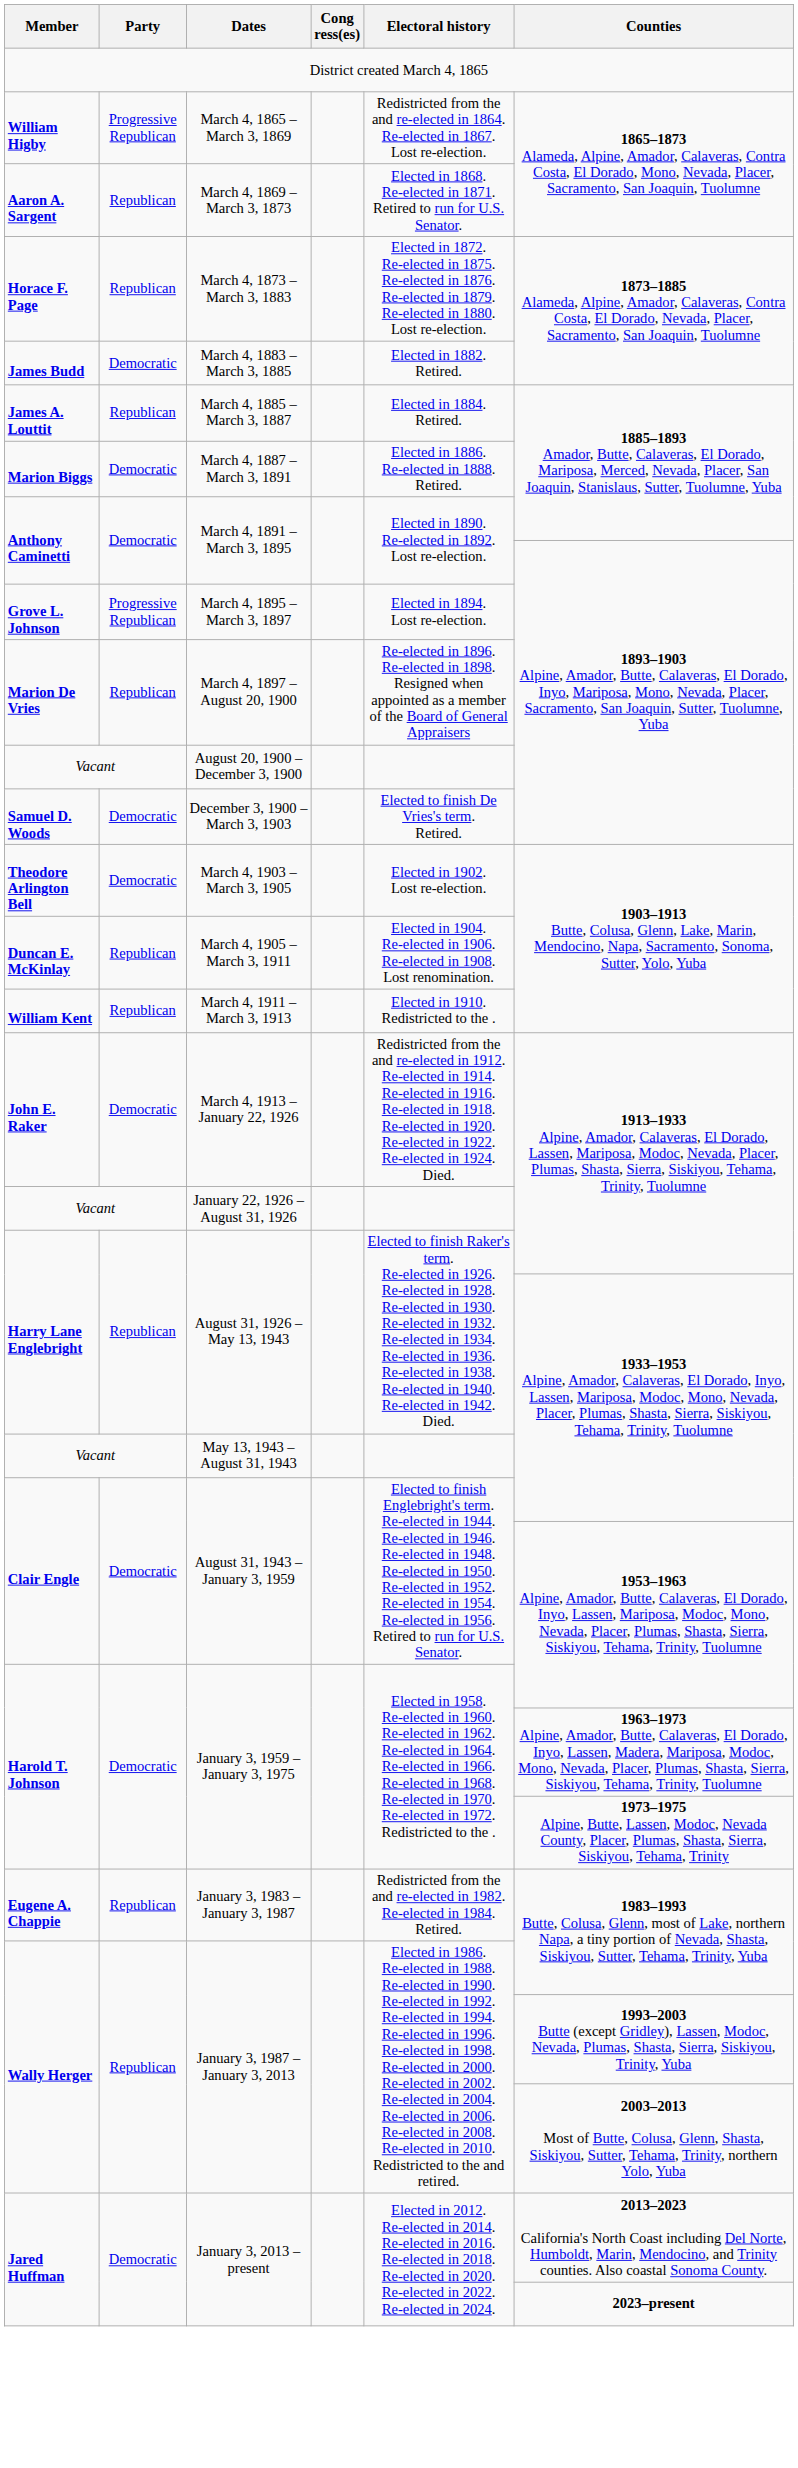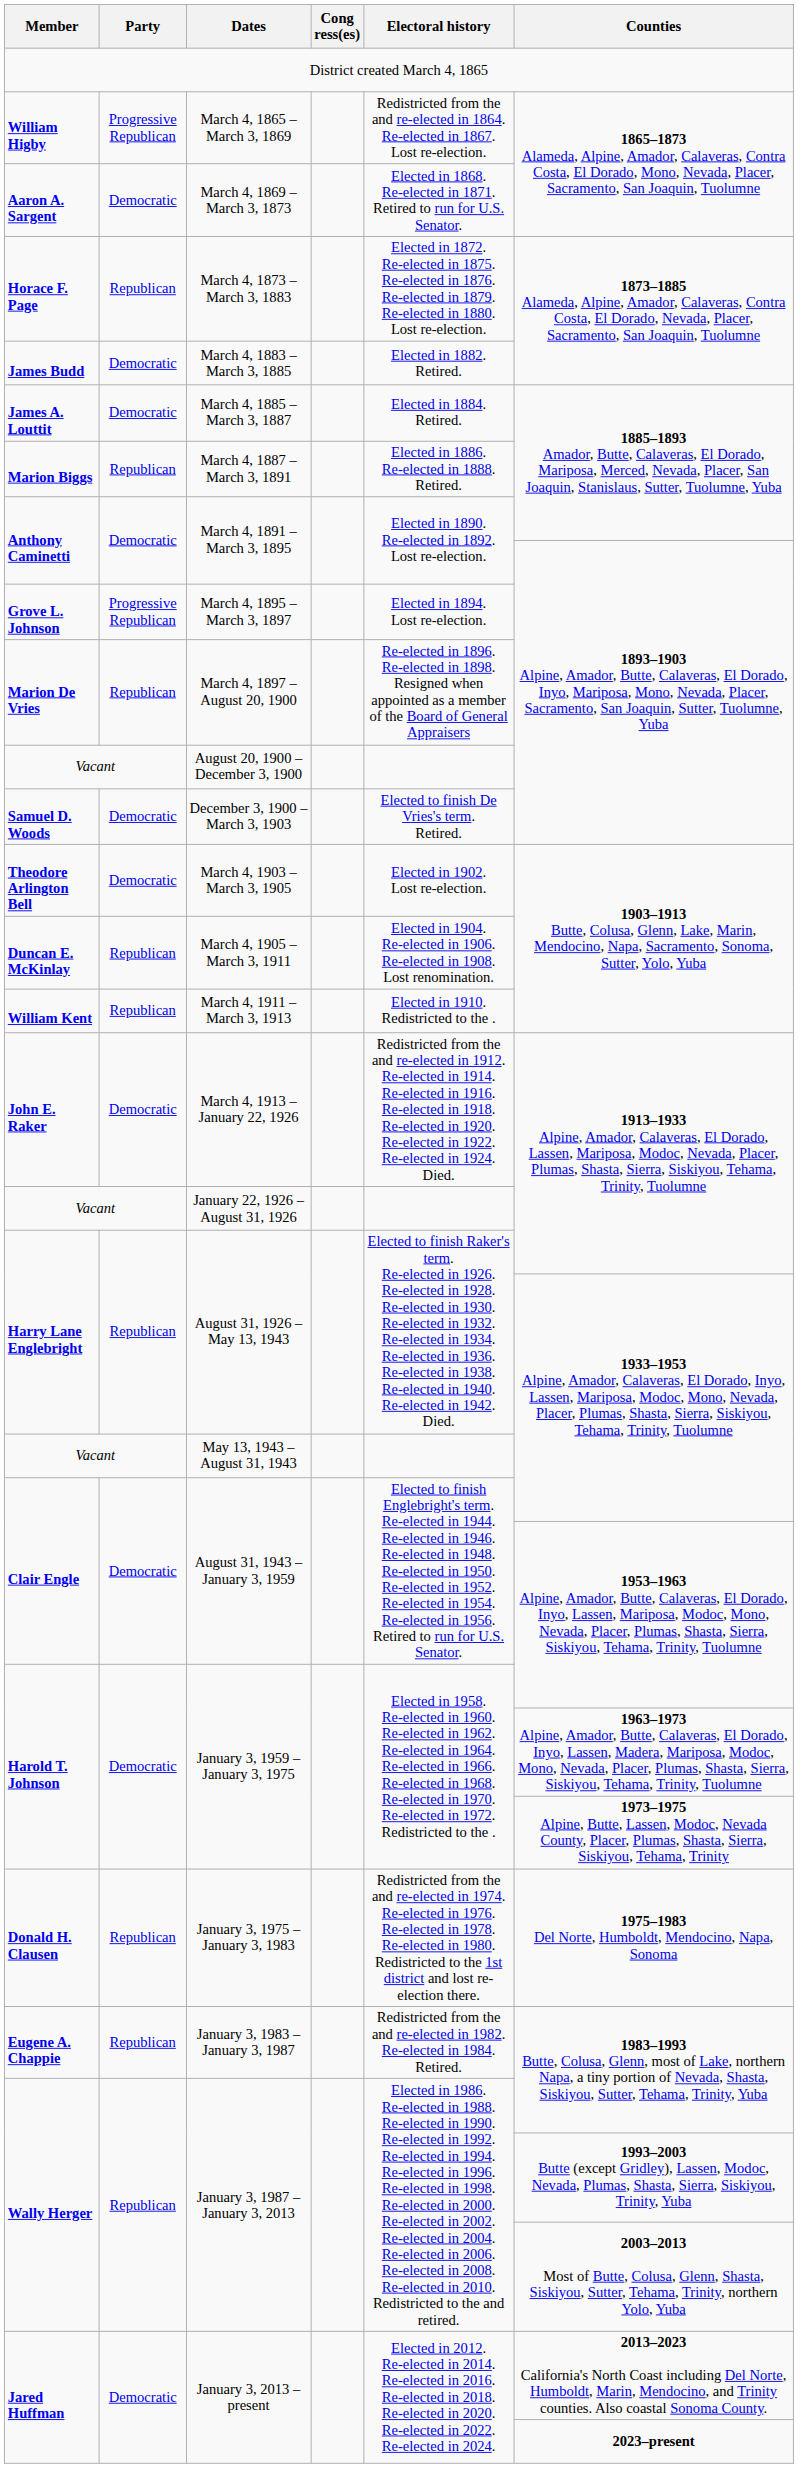(143, 200) Republican -> (143, 200) Democratic
(143, 412) Republican -> (143, 412) Democratic
(143, 468) Democratic -> (143, 468) Republican
+ row: (40, 1945)
